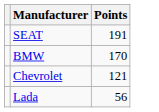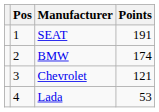+ column: (22, 14)
(118, 56) 170 -> (142, 56) 174
(121, 97) 56 -> (146, 97) 53
